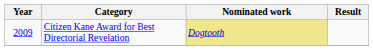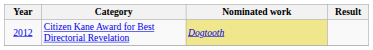(23, 32) 2009 -> (23, 32) 2012
